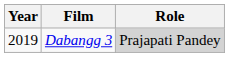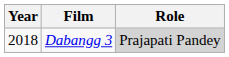(23, 40) 2019 -> (23, 40) 2018
